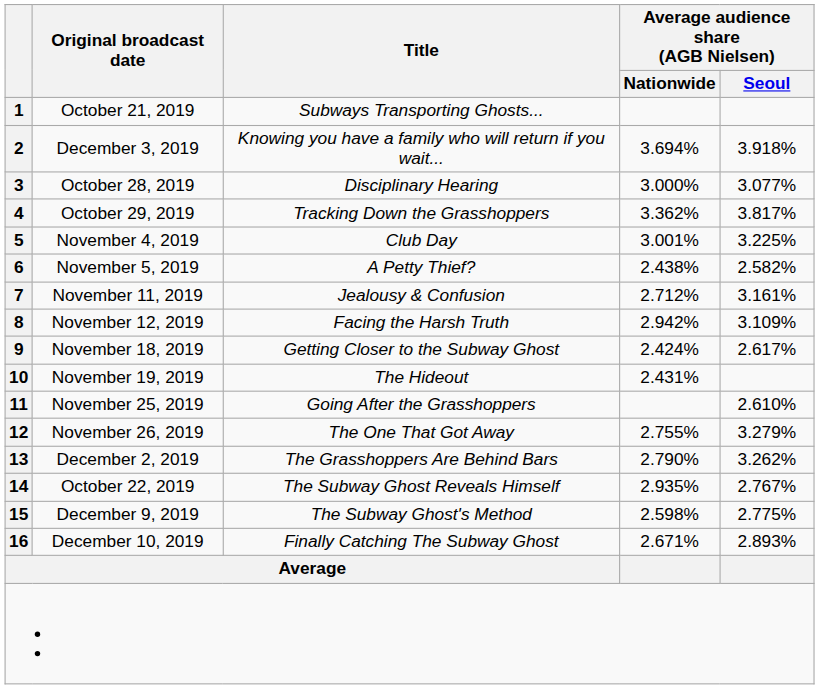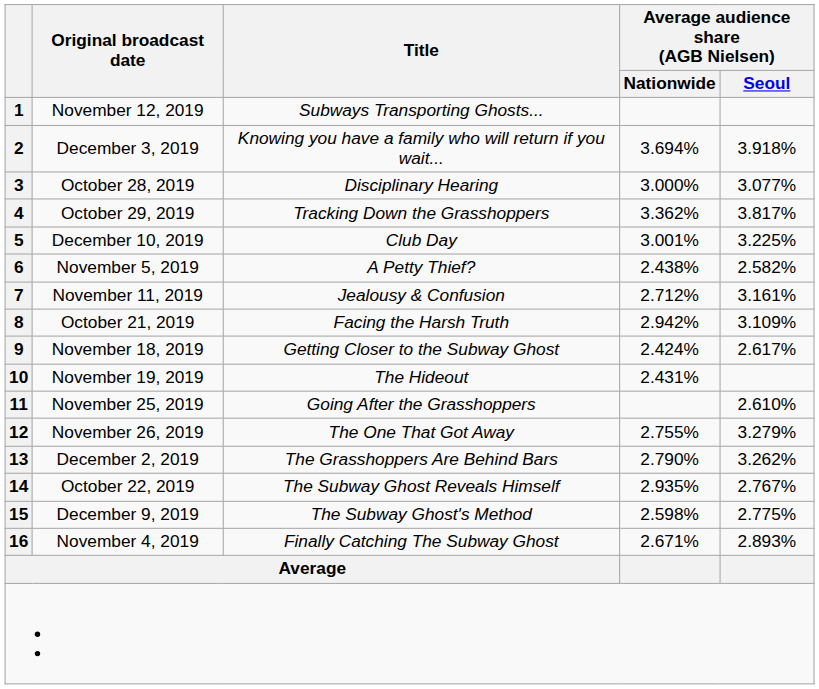(128, 111) October 21, 2019 -> (128, 111) November 12, 2019
(128, 240) November 4, 2019 -> (128, 240) December 10, 2019
(128, 322) November 12, 2019 -> (128, 322) October 21, 2019
(128, 541) December 10, 2019 -> (128, 541) November 4, 2019
